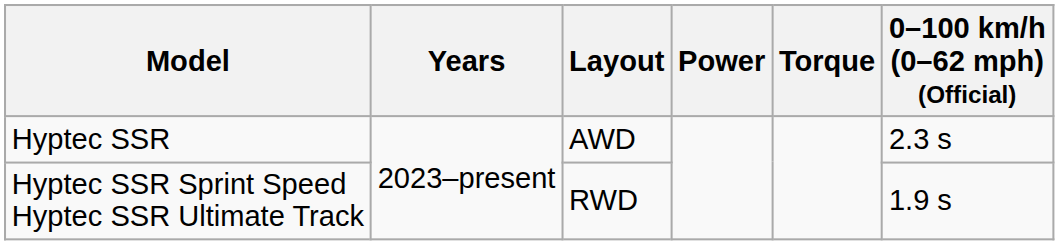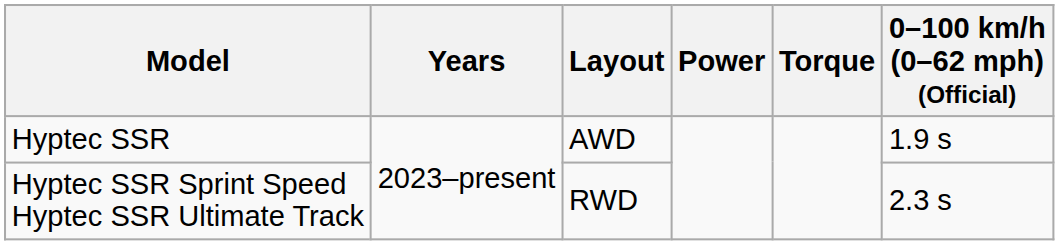(920, 139) 2.3 s -> (920, 139) 1.9 s
(920, 201) 1.9 s -> (920, 201) 2.3 s
